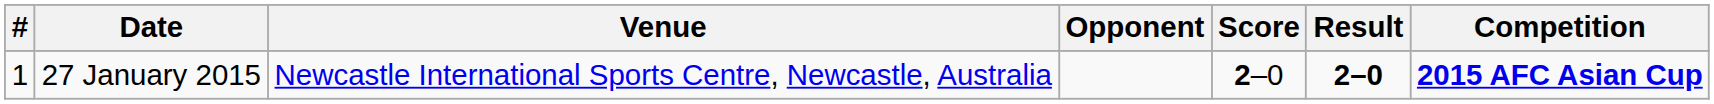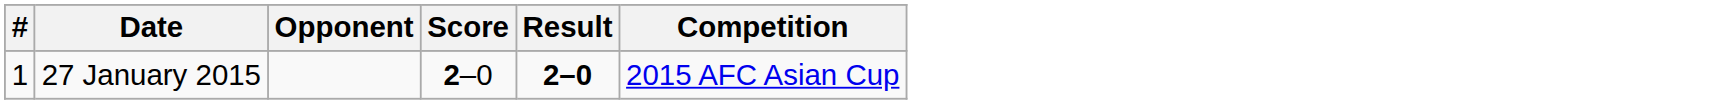- column: (663, 27)
(1560, 74) bold -> (763, 74) normal
